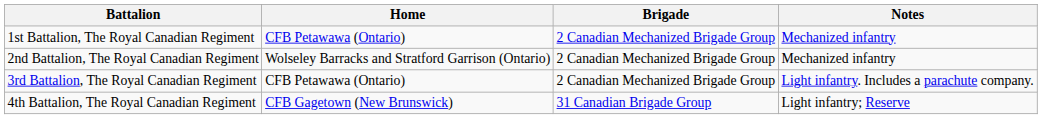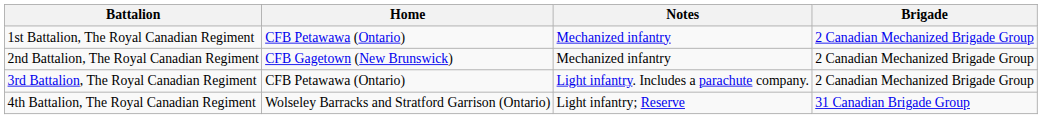columns swapped: (666, 15) <-> (908, 15)
(408, 59) Wolseley Barracks and Stratford Garrison (Ontario) -> (359, 59) CFB Gagetown (New Brunswick)
(359, 102) CFB Gagetown (New Brunswick) -> (408, 102) Wolseley Barracks and Stratford Garrison (Ontario)
